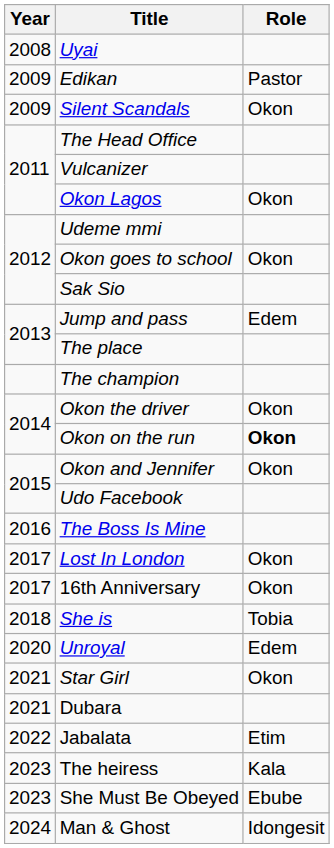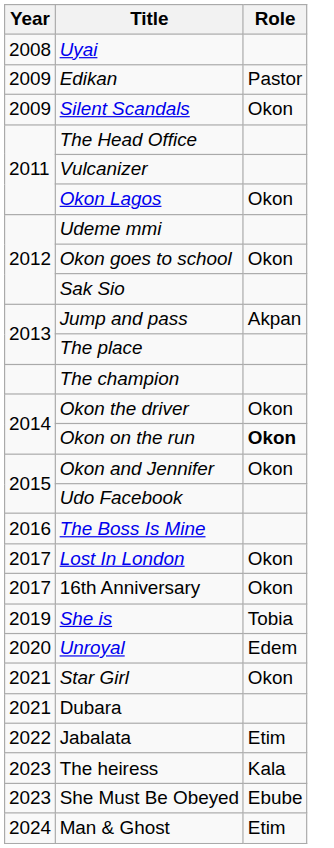(272, 318) Edem -> (275, 318) Akpan
(30, 618) 2018 -> (30, 618) 2019
(286, 827) Idongesit -> (267, 827) Etim
